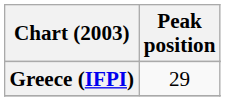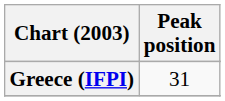(180, 78) 29 -> (180, 78) 31
